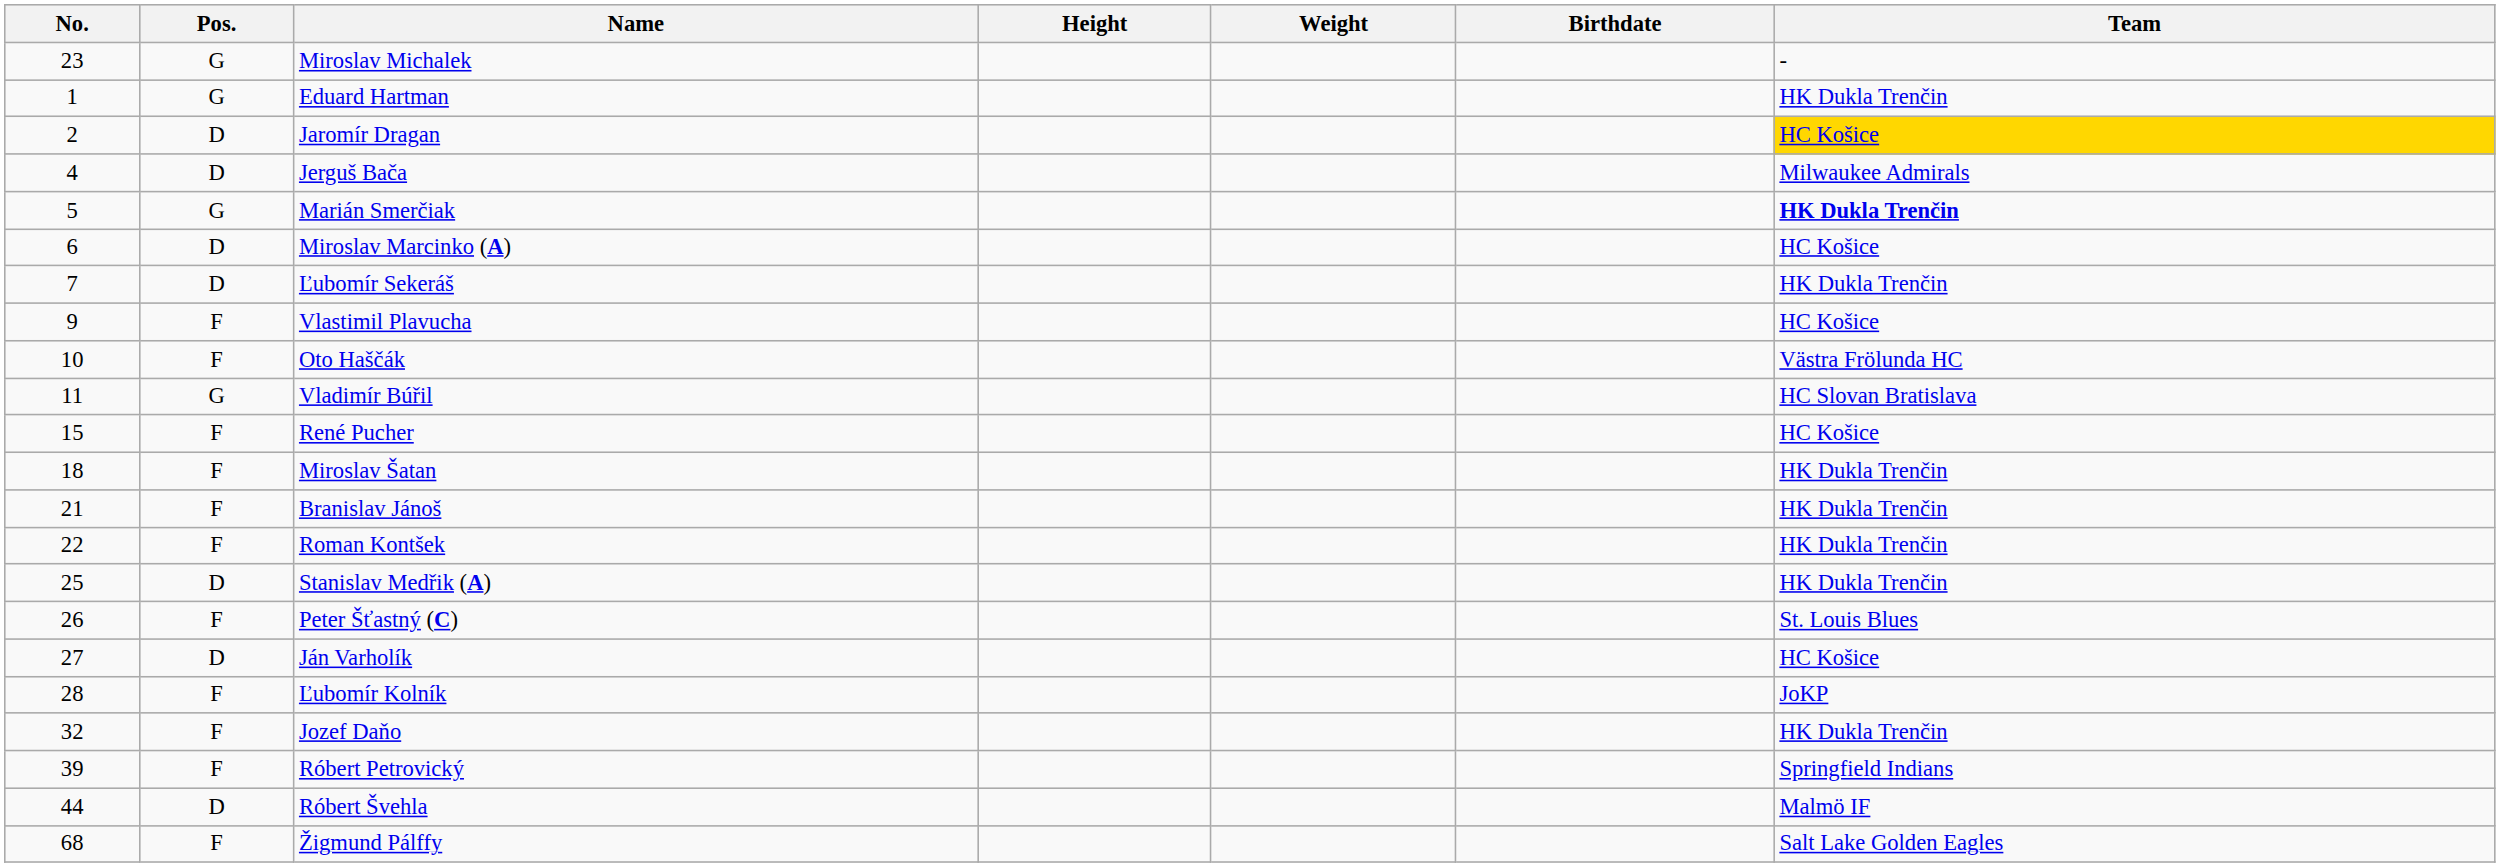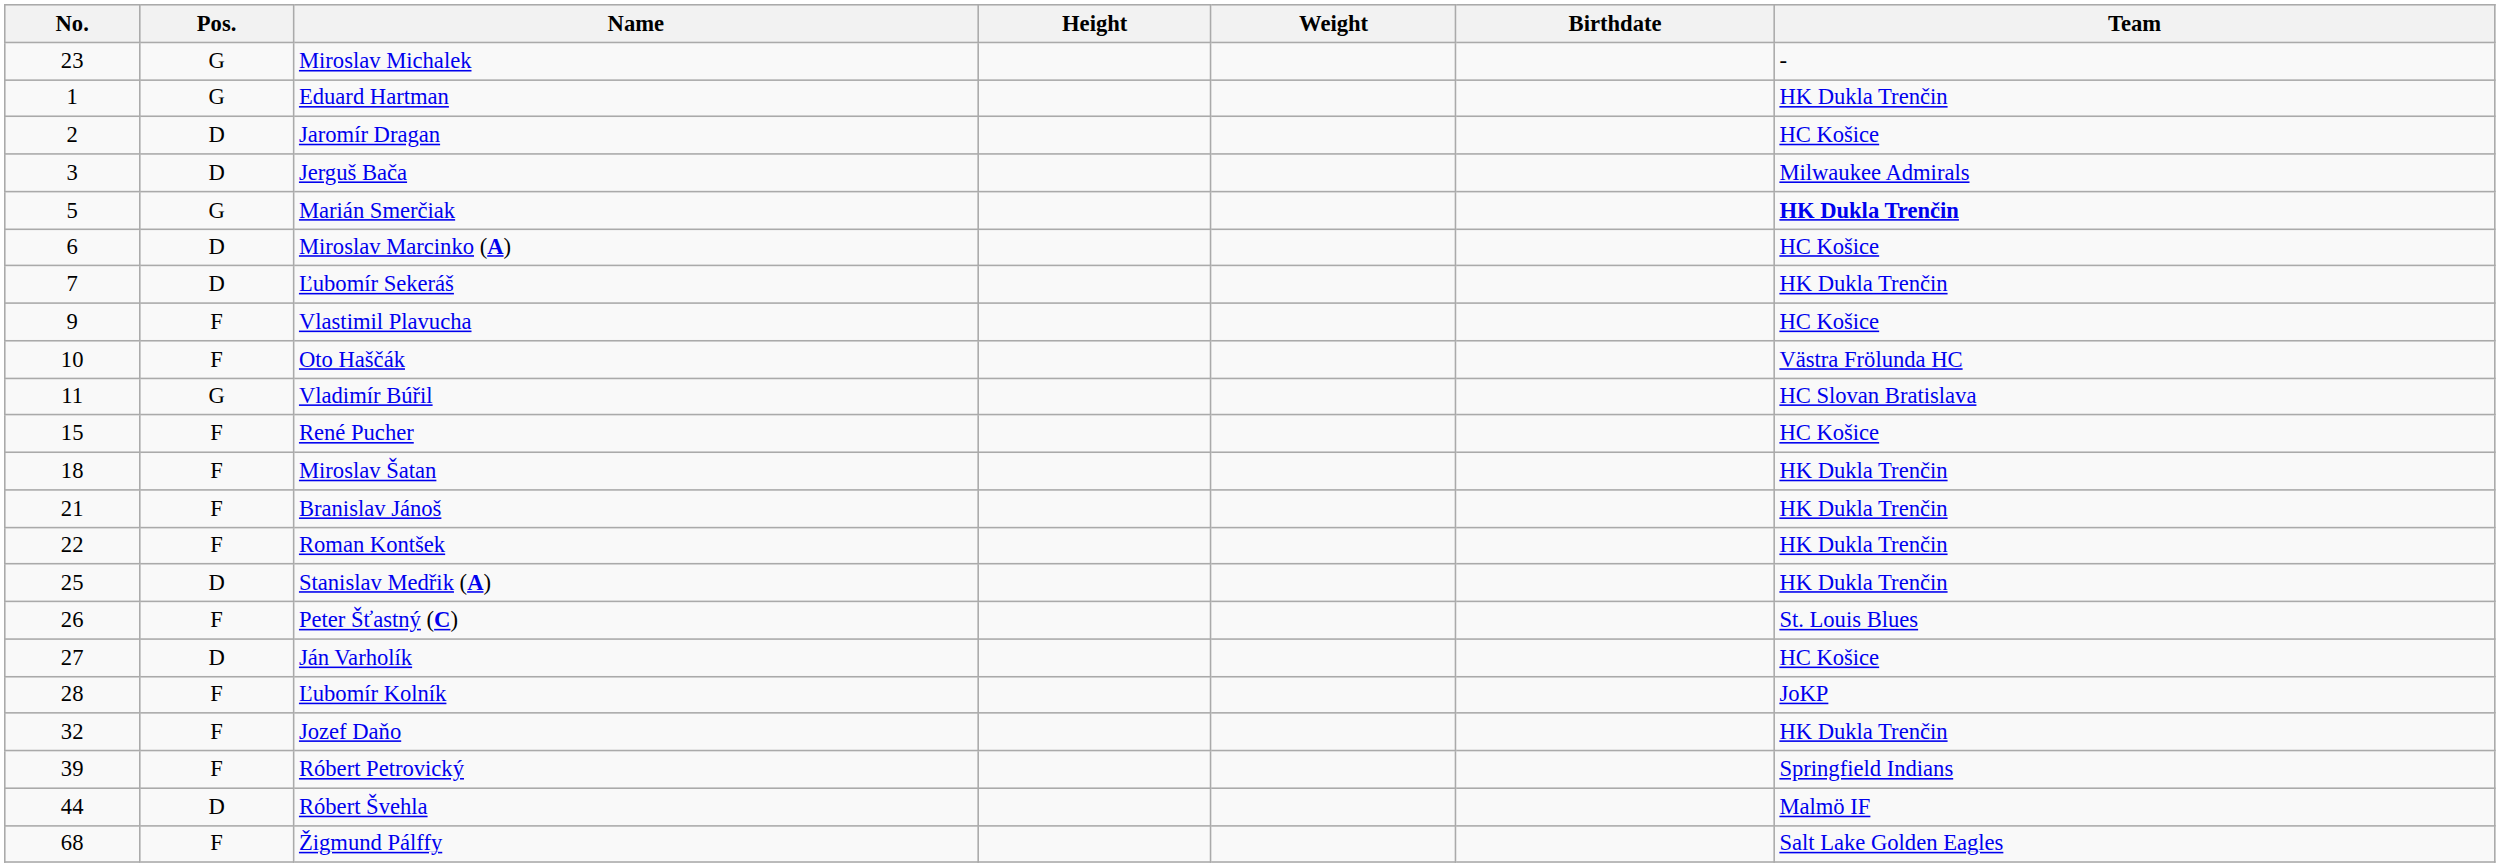(1829, 135) gold background -> (1829, 135) no background
(72, 172) 4 -> (72, 172) 3
